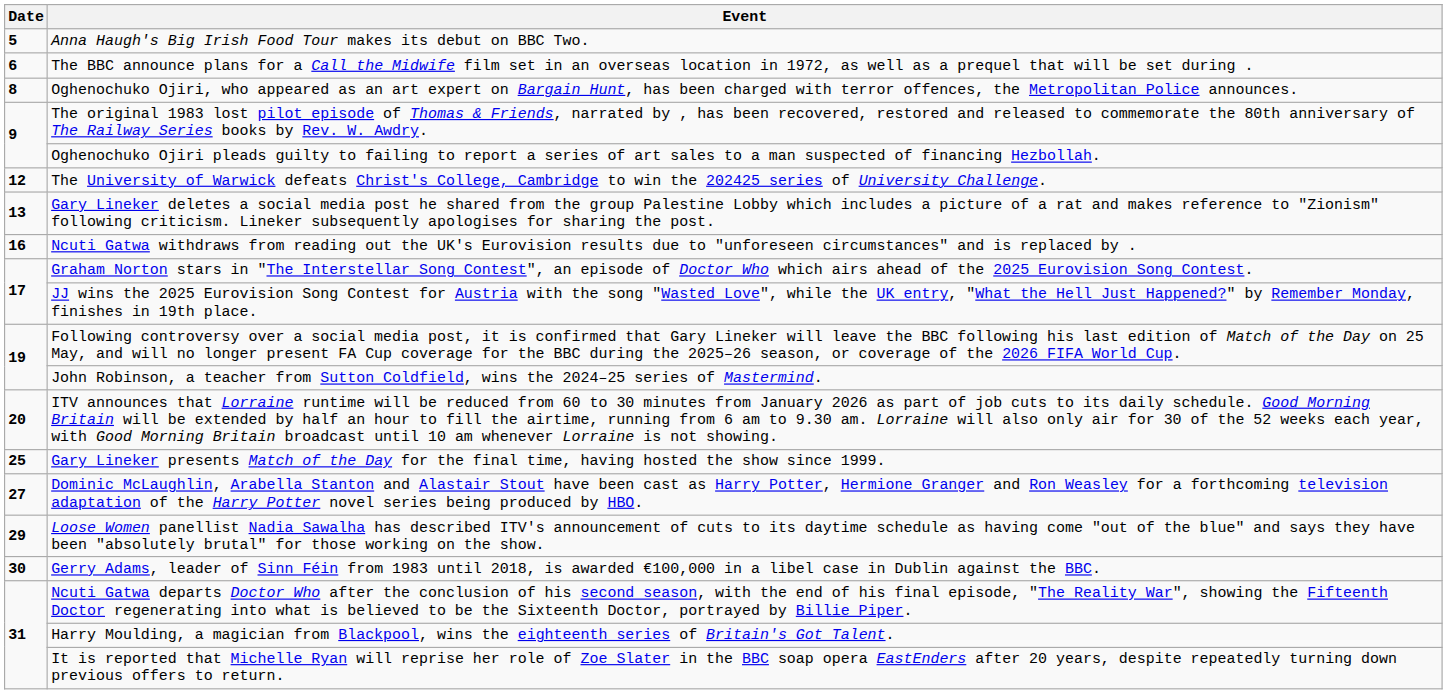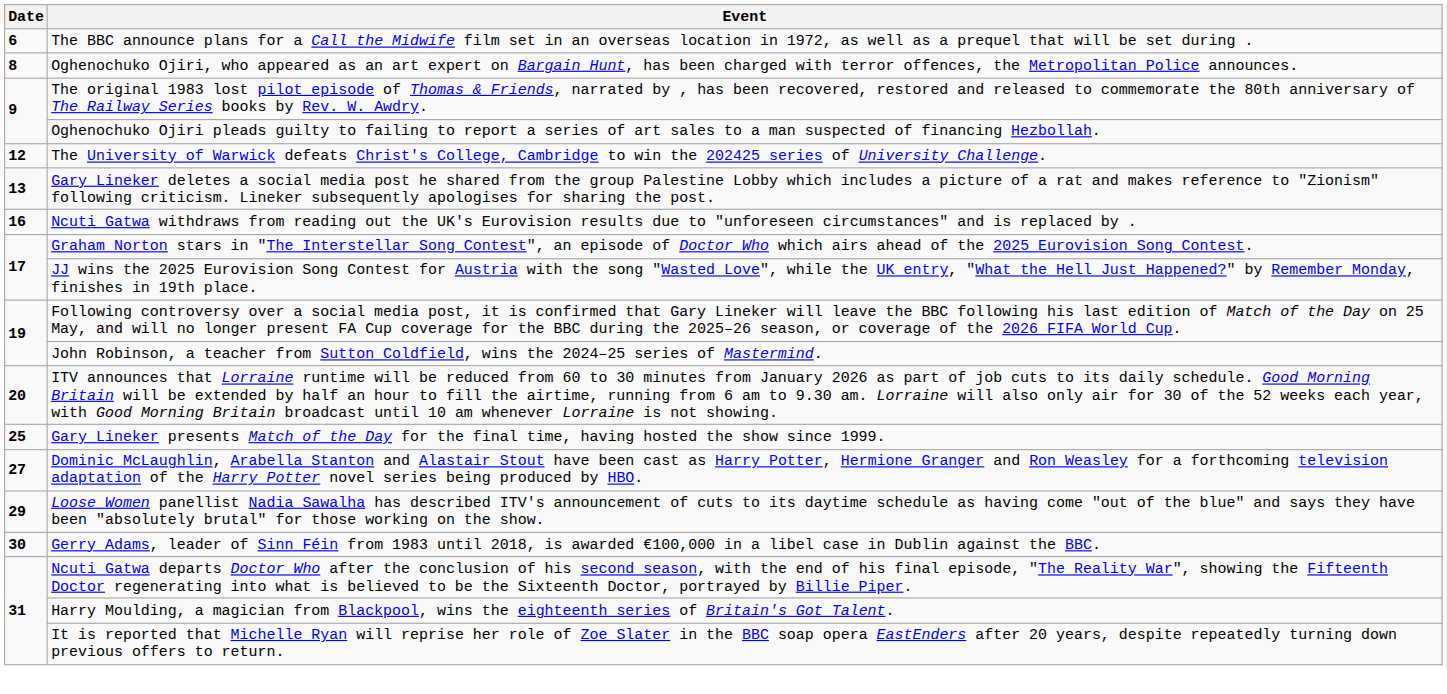- row: (320, 41)
